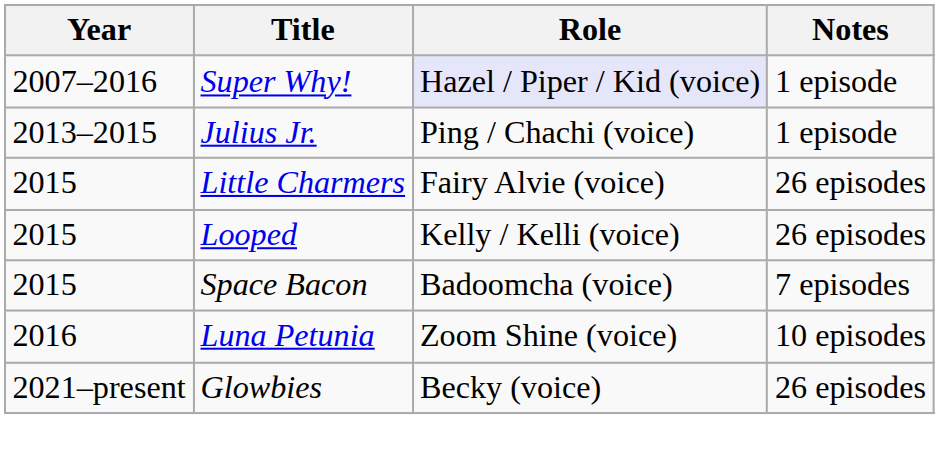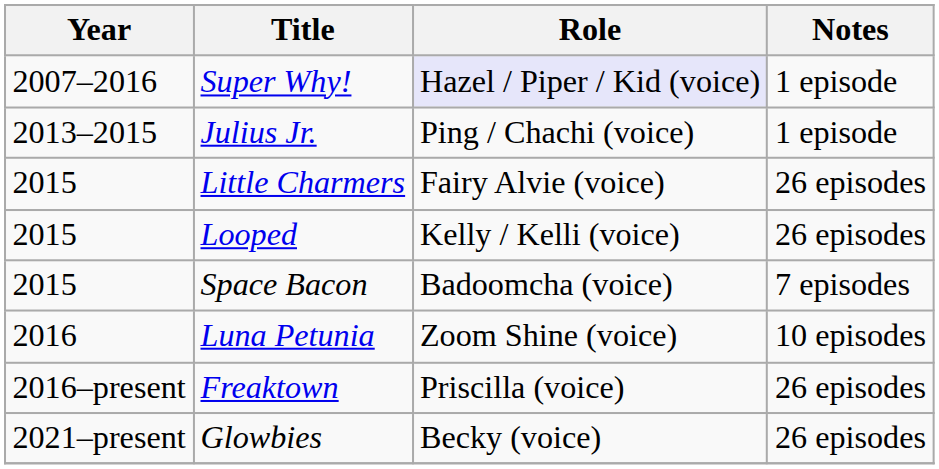+ row: (270, 387)
